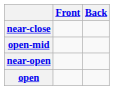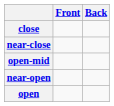+ row: (29, 28)
